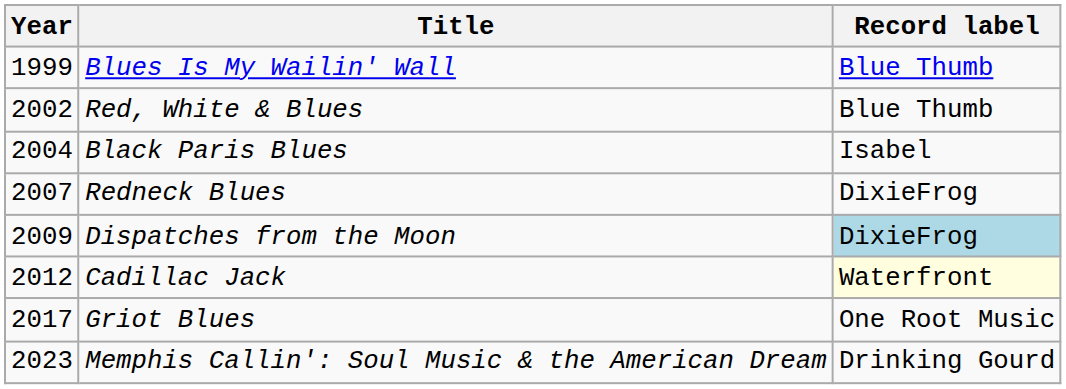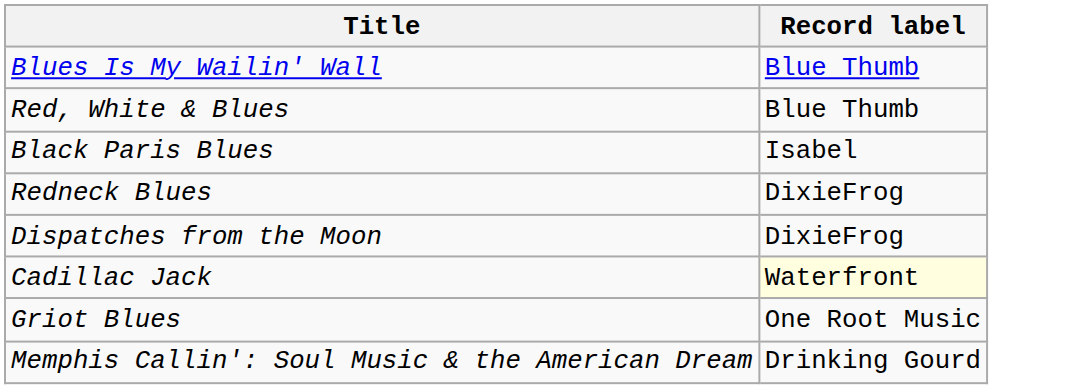- column: (42, 26)
(908, 236) lightblue background -> (834, 236) no background
